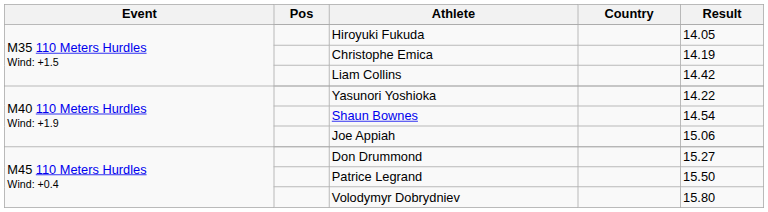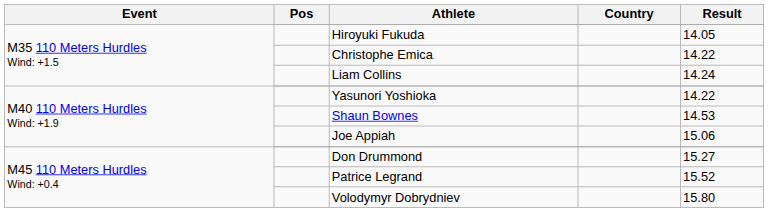(699, 55) 14.19 -> (699, 55) 14.22
(699, 75) 14.42 -> (699, 75) 14.24
(699, 116) 14.54 -> (699, 116) 14.53
(699, 177) 15.50 -> (699, 177) 15.52
